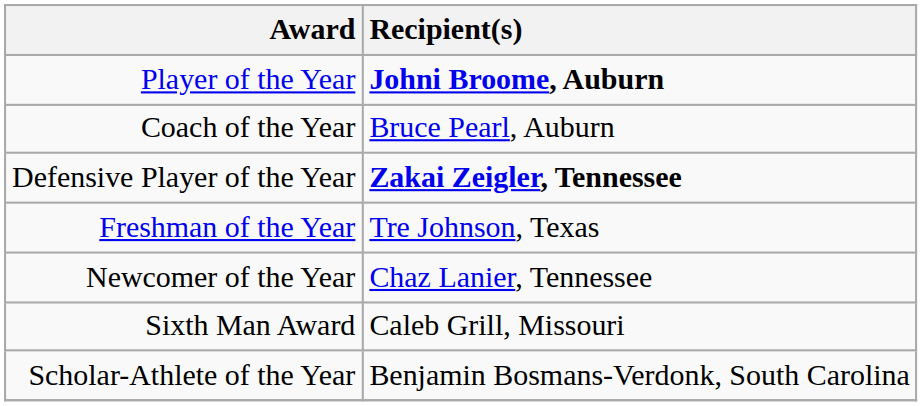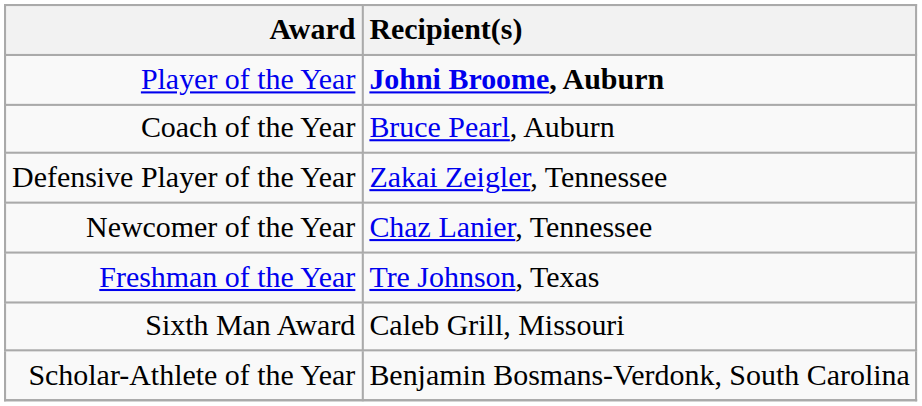(526, 177) bold -> (518, 177) normal
rows swapped: (221, 276) <-> (227, 227)
